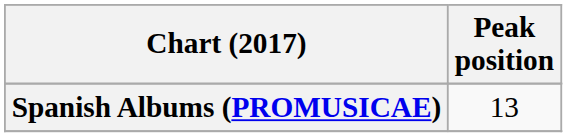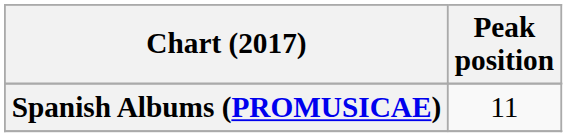(504, 107) 13 -> (504, 107) 11
